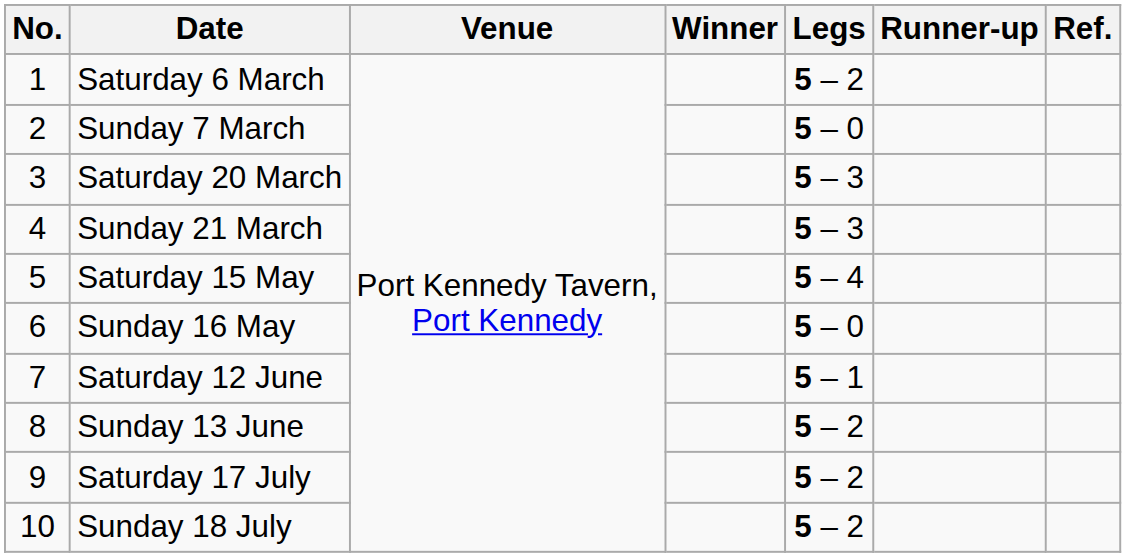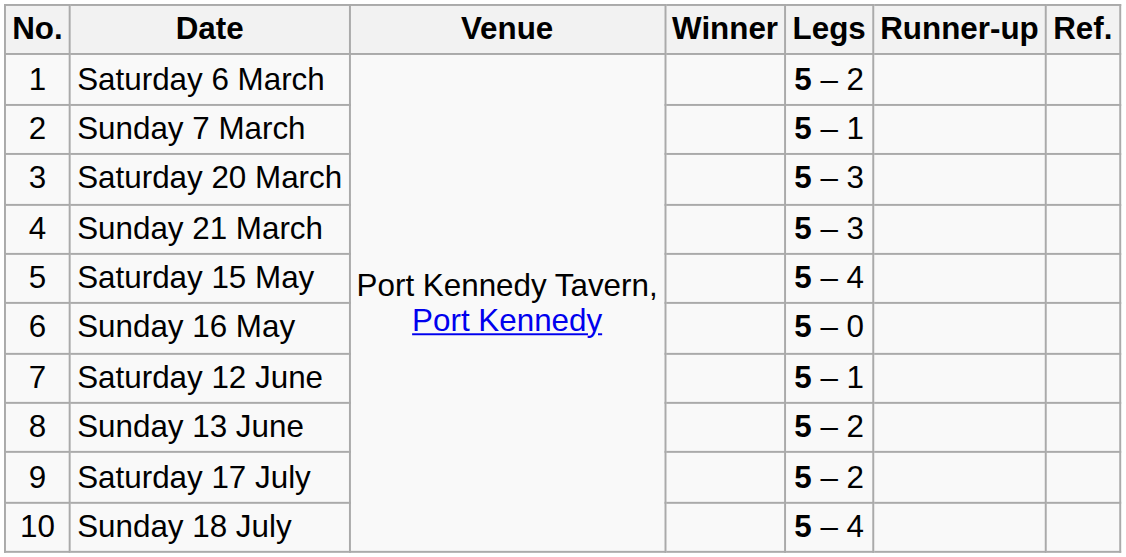(829, 128) 5 – 0 -> (829, 128) 5 – 1
(829, 526) 5 – 2 -> (829, 526) 5 – 4
